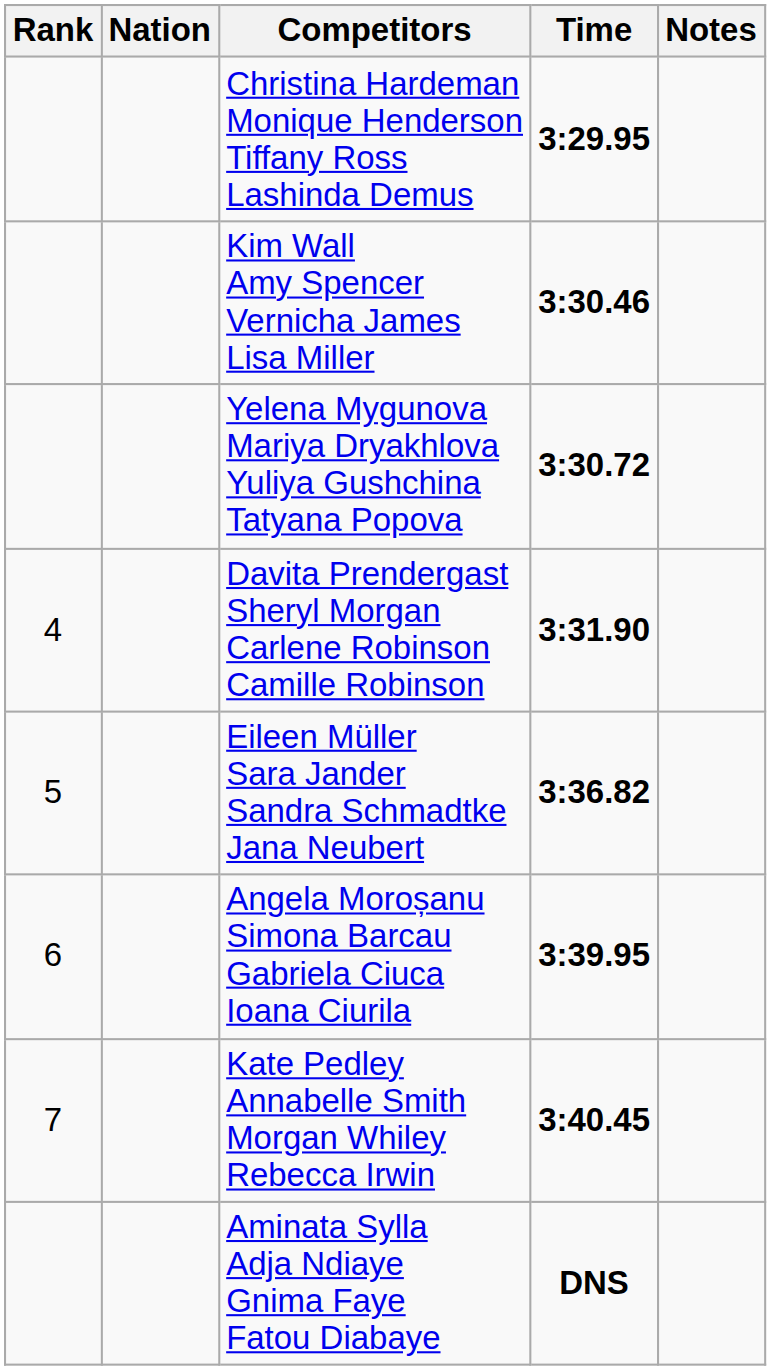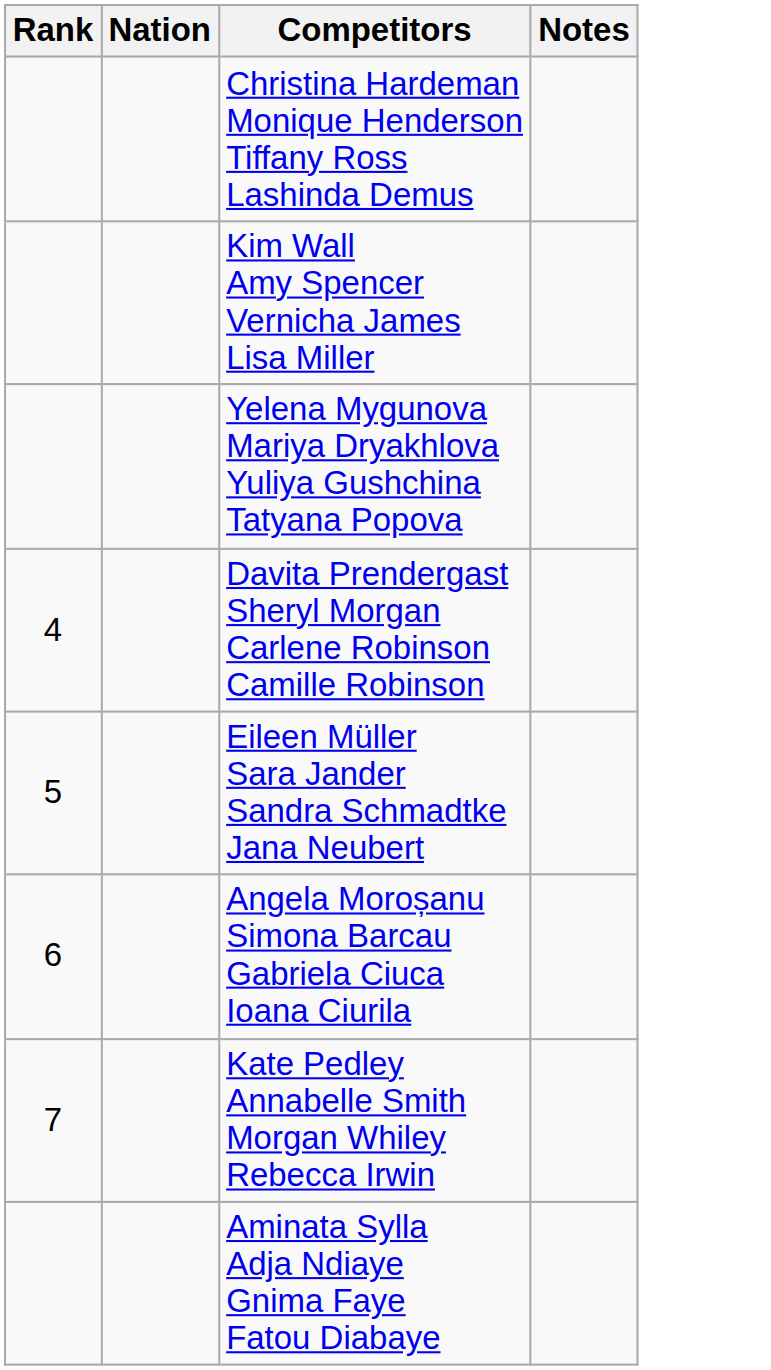- column: (594, 30)
